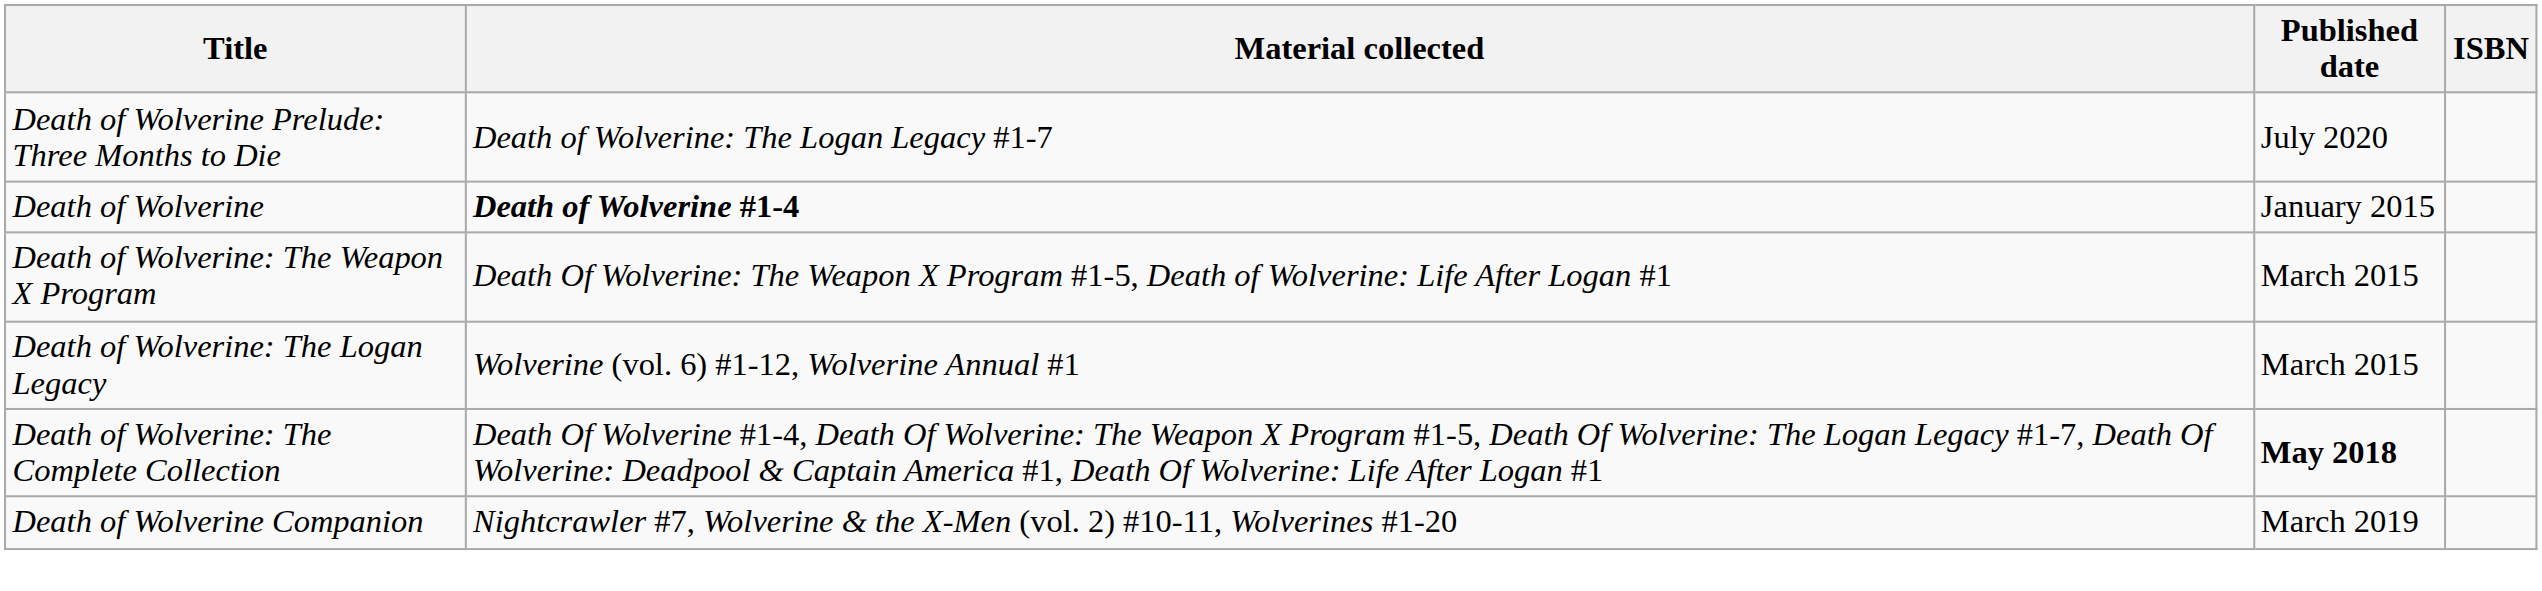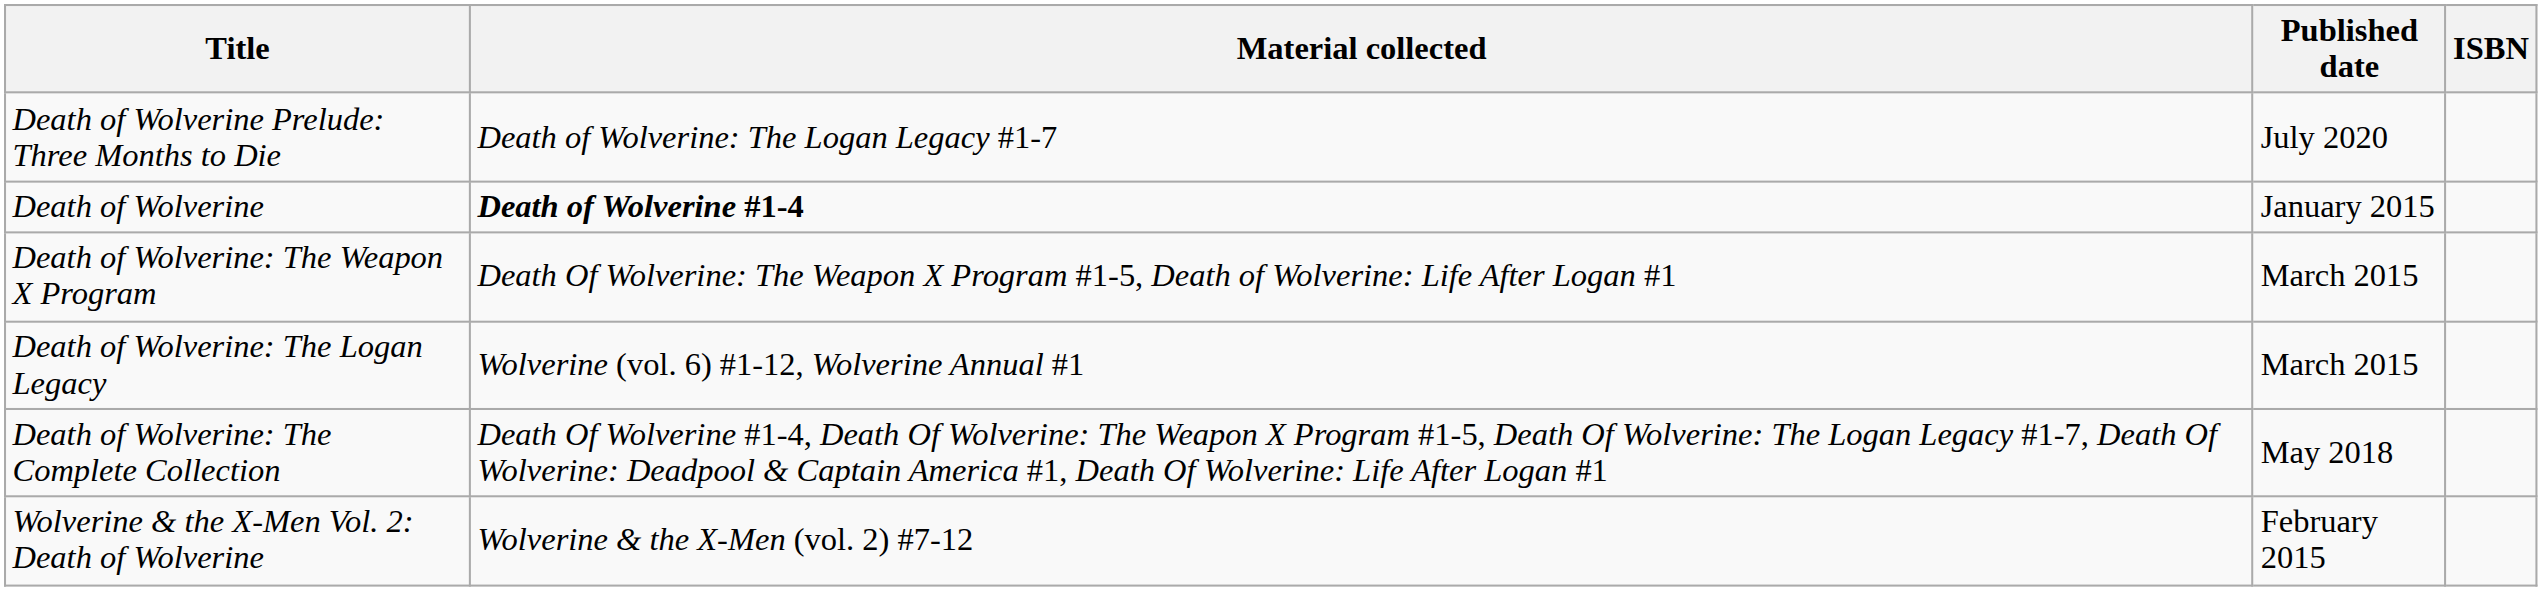(2329, 452) bold -> (2327, 452) normal
+ row: (213, 540)
- row: (218, 522)
